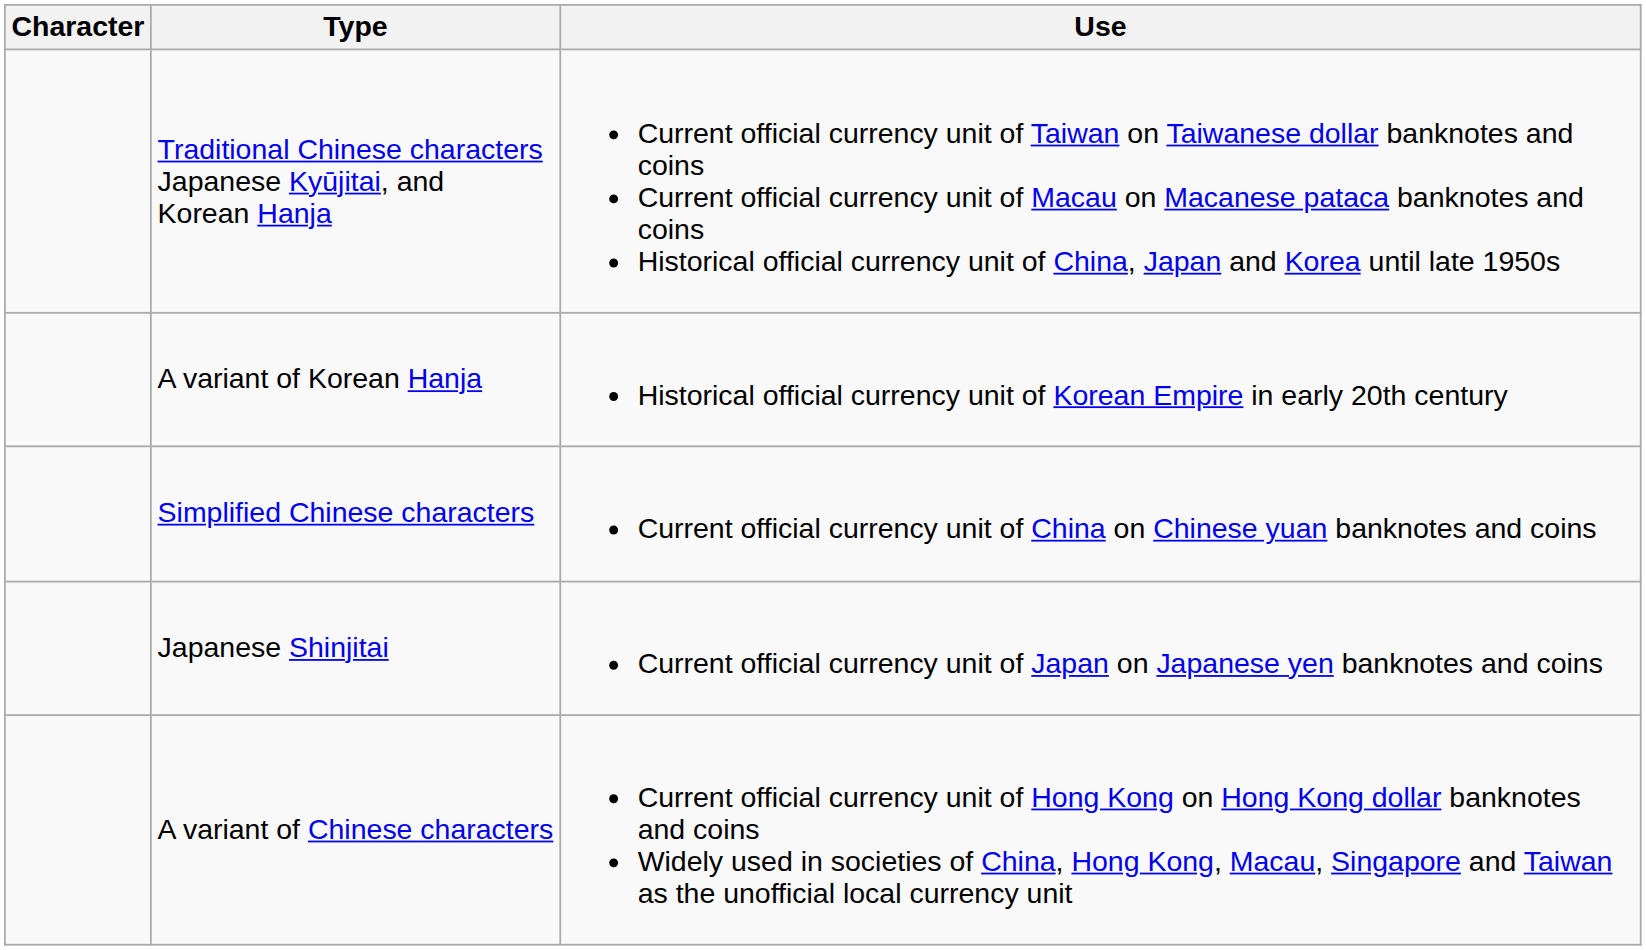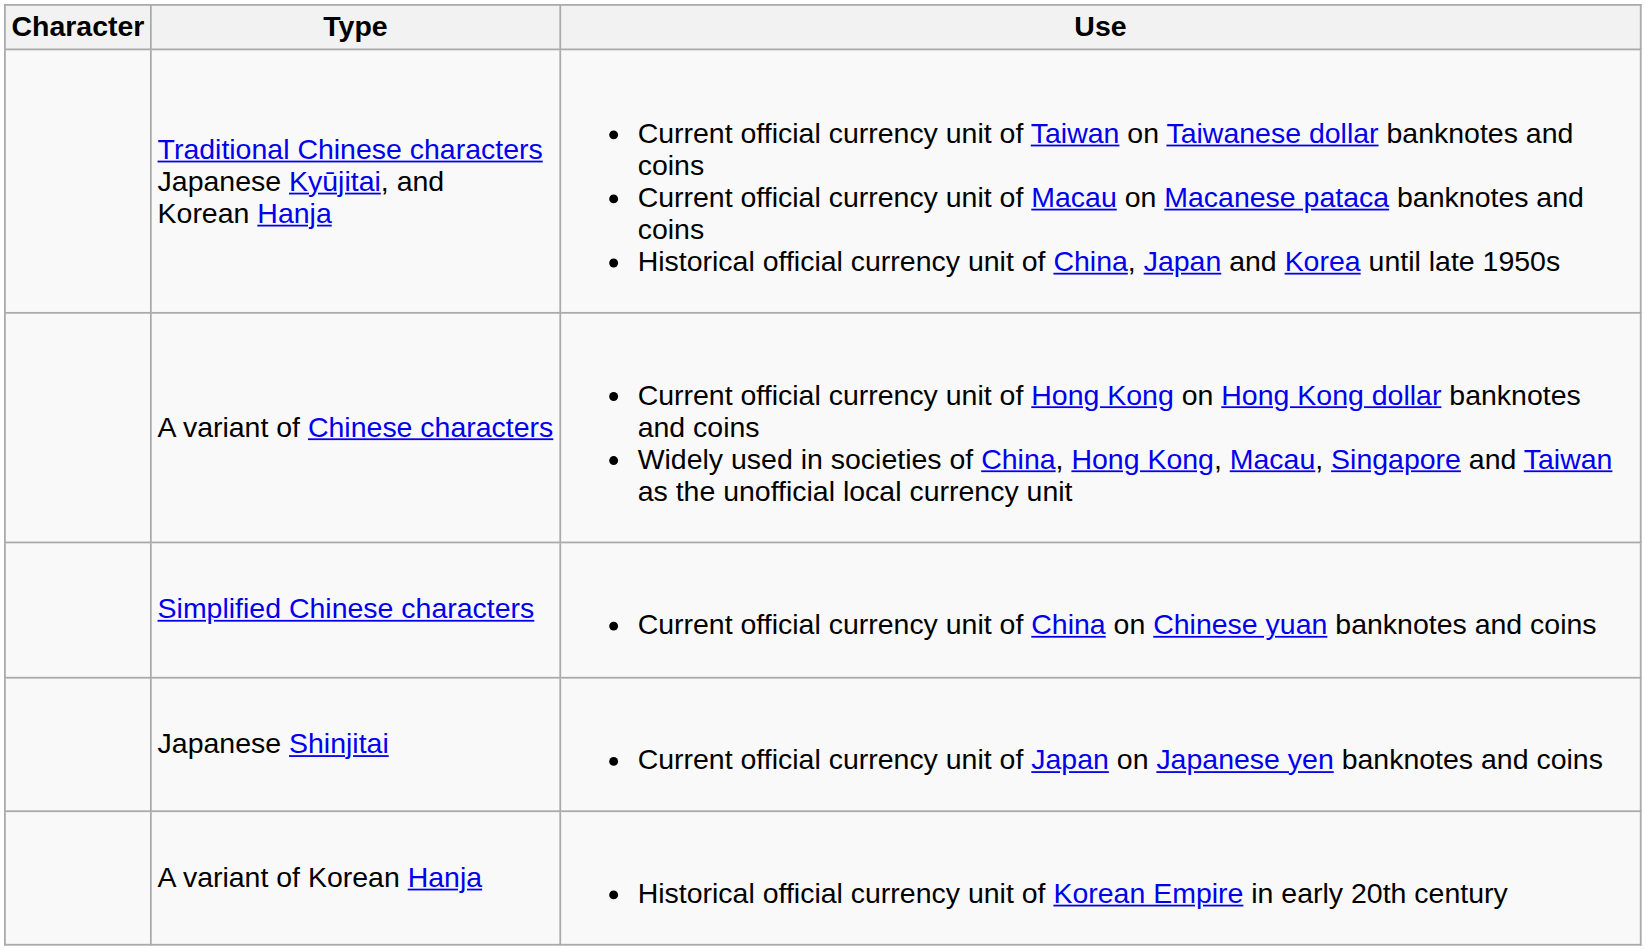rows swapped: (320, 379) <-> (355, 829)
